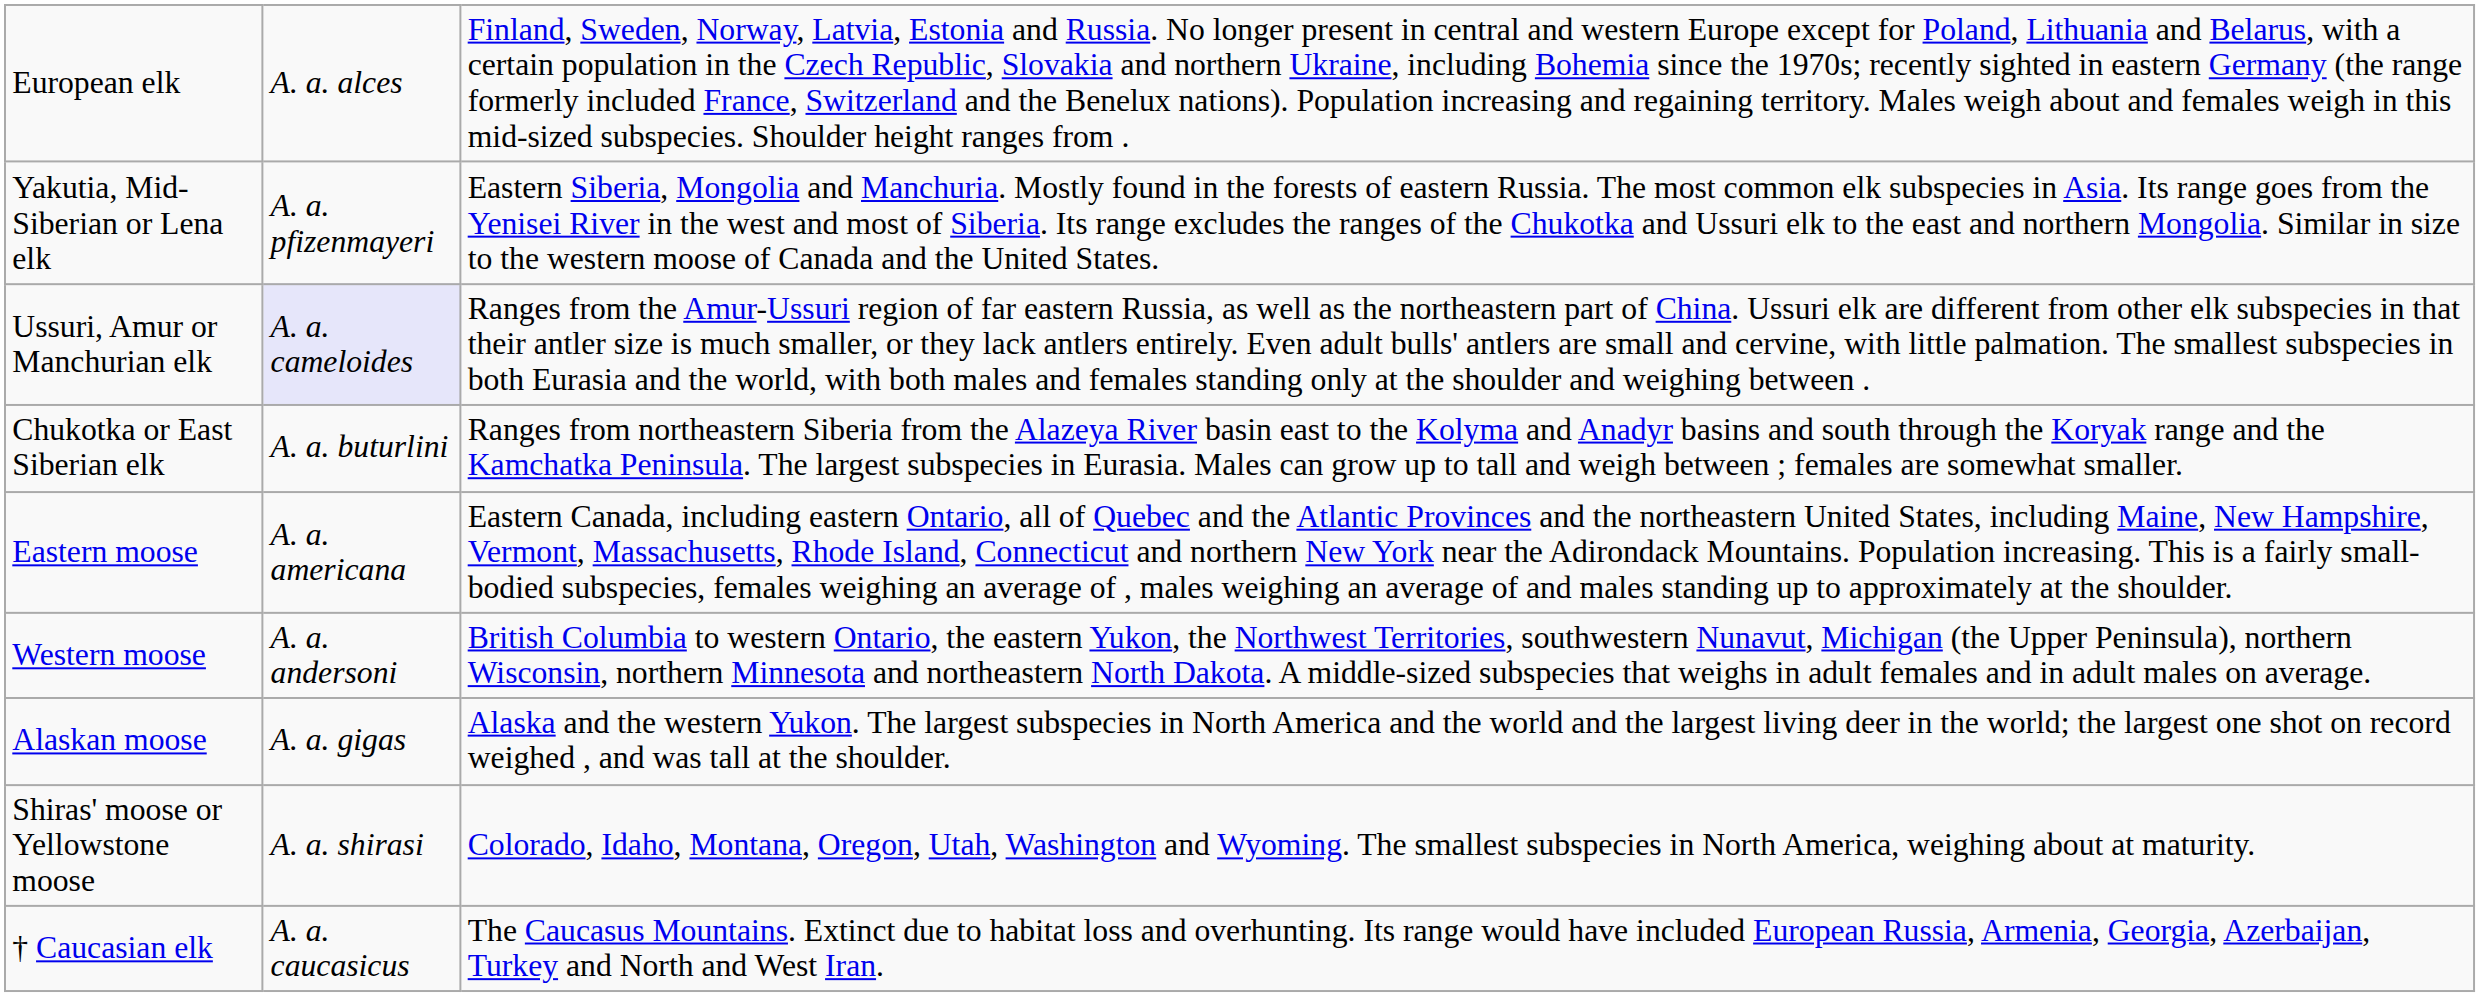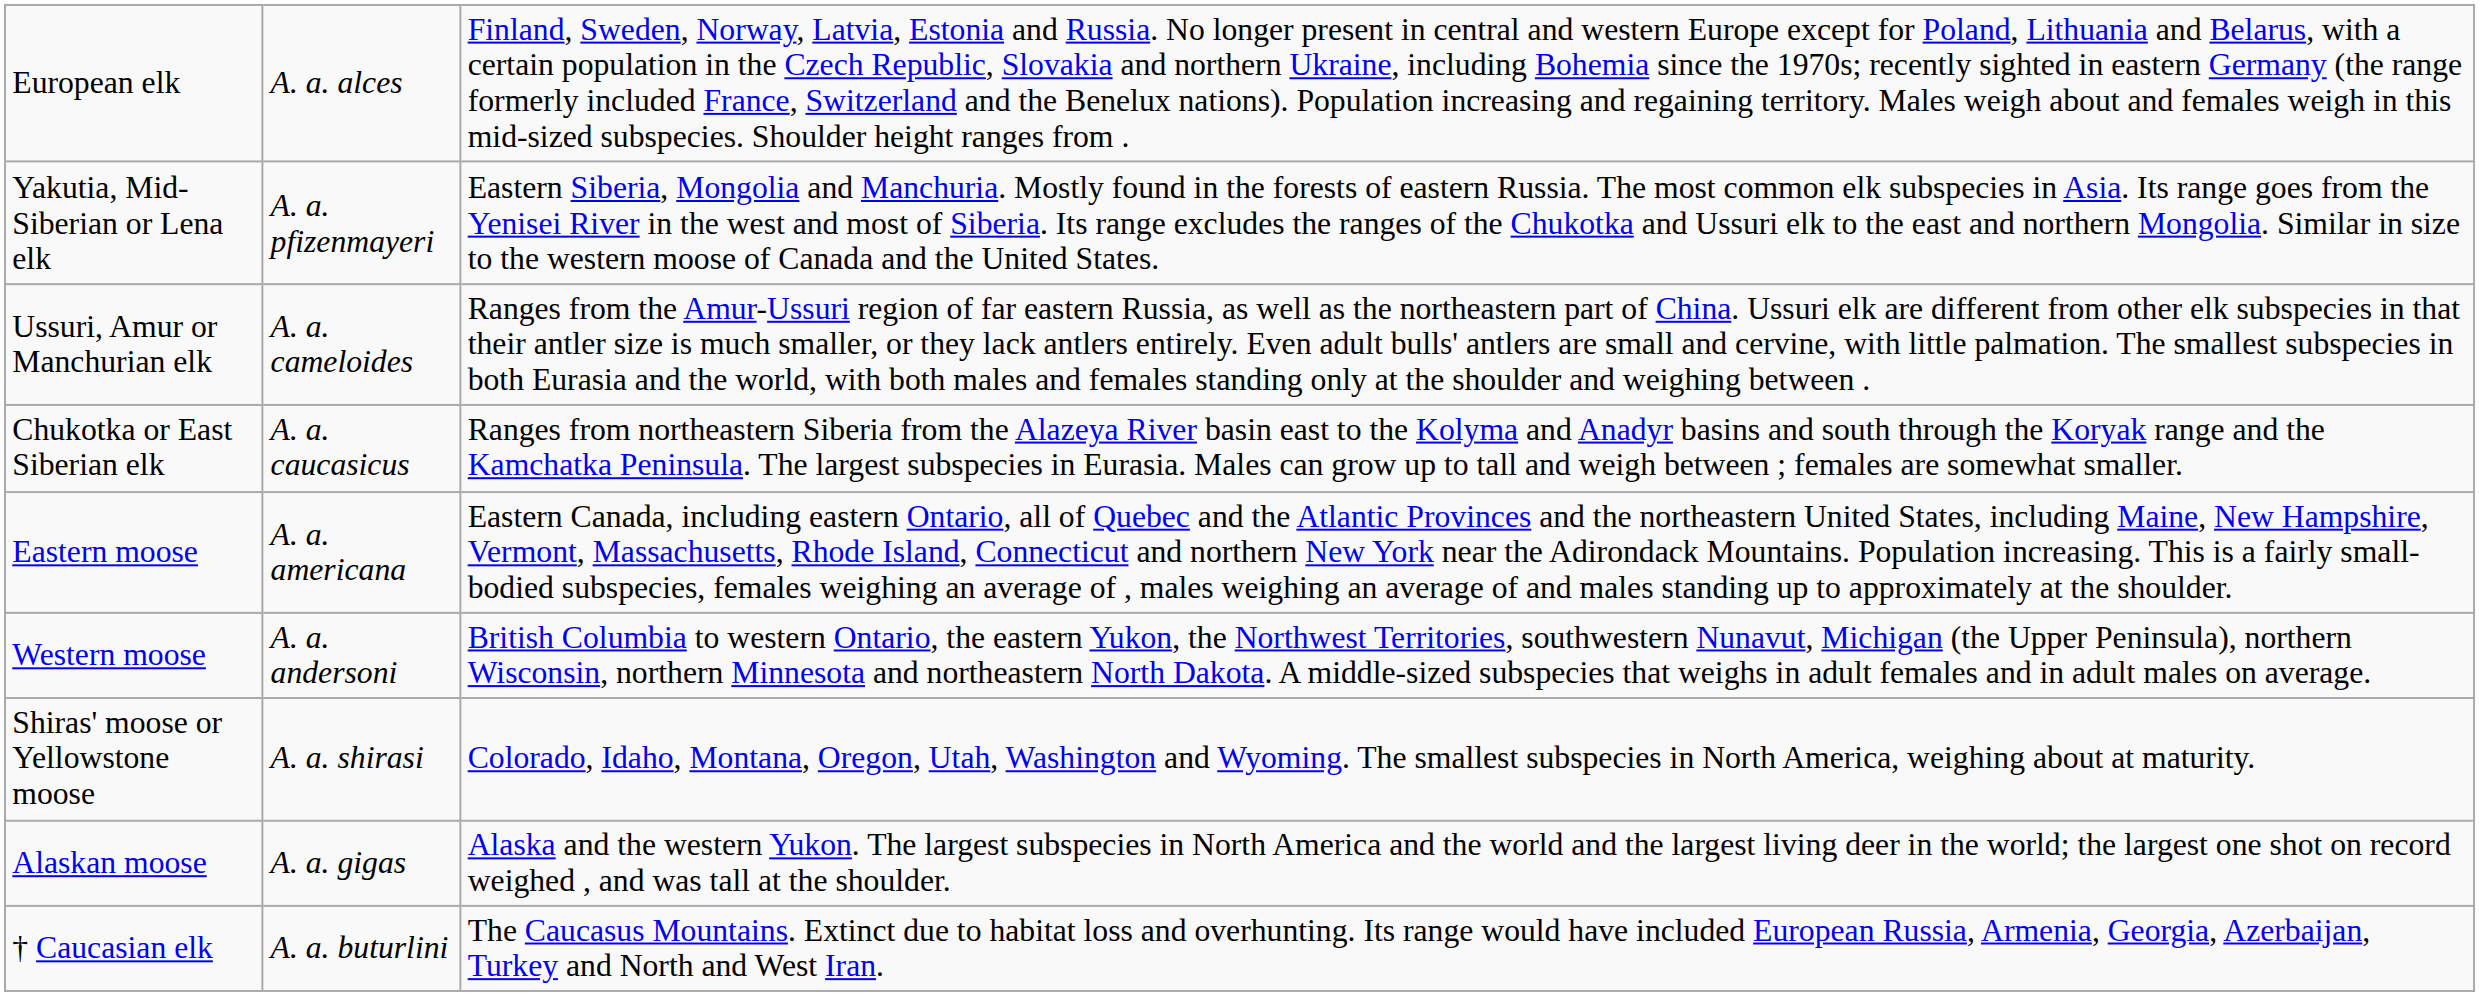(342, 343) lavender background -> (342, 343) no background
(359, 447) A. a. buturlini -> (340, 447) A. a. caucasicus
rows swapped: (110, 740) <-> (117, 844)
(340, 948) A. a. caucasicus -> (359, 948) A. a. buturlini
